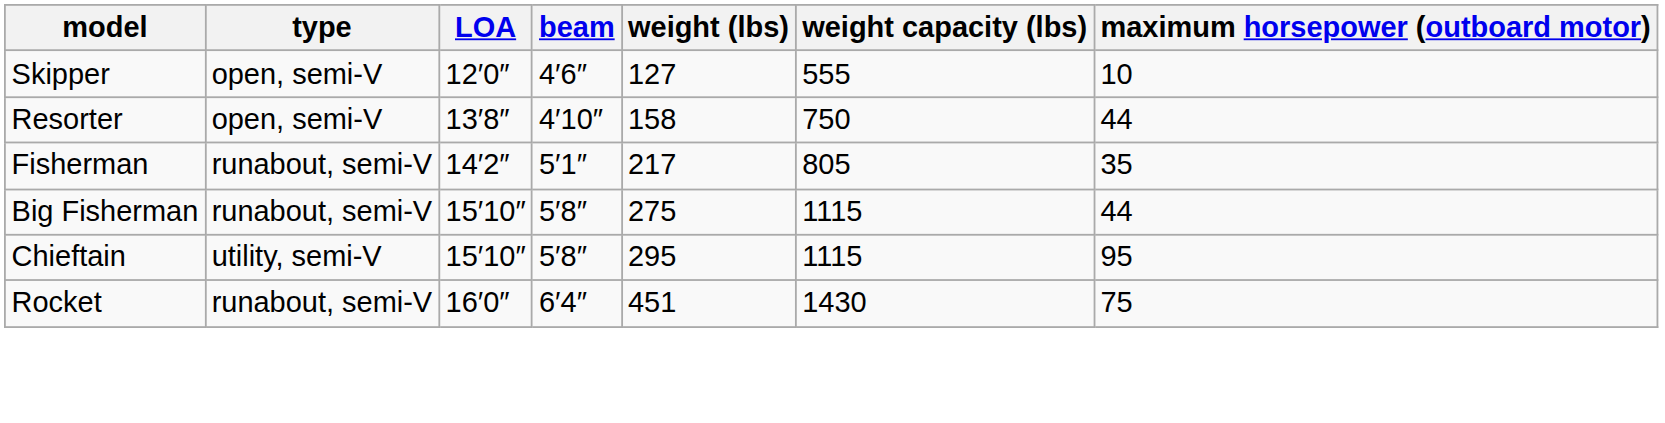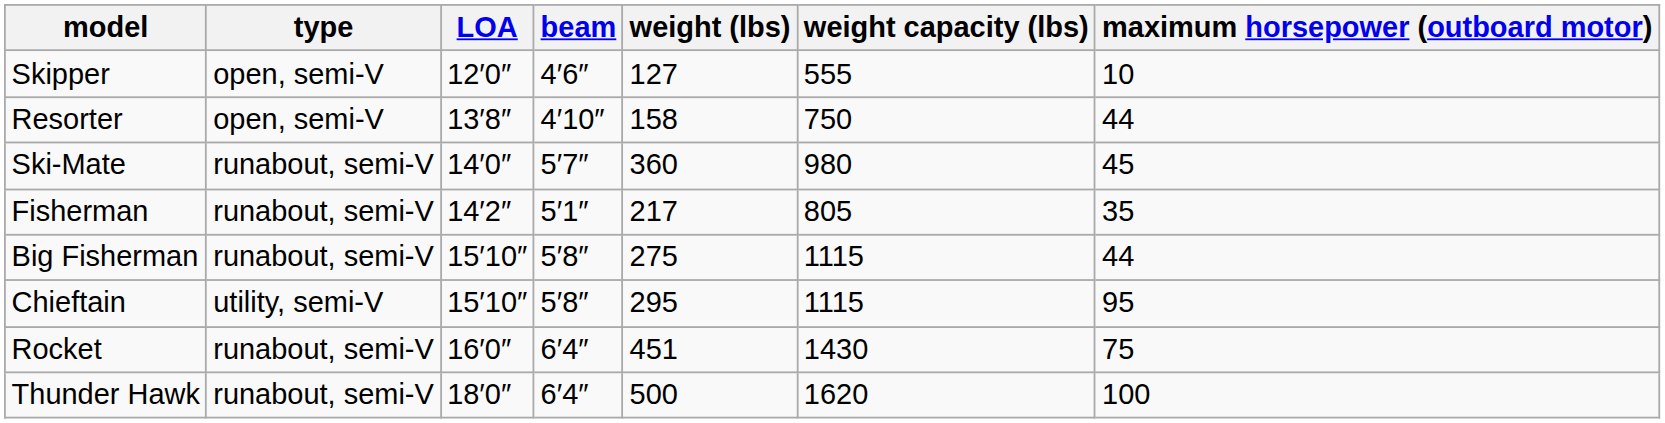+ row: (69, 165)
+ row: (106, 394)
